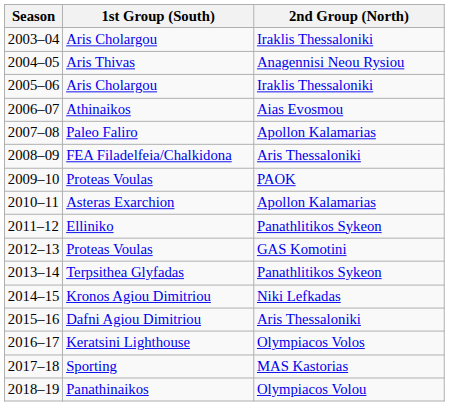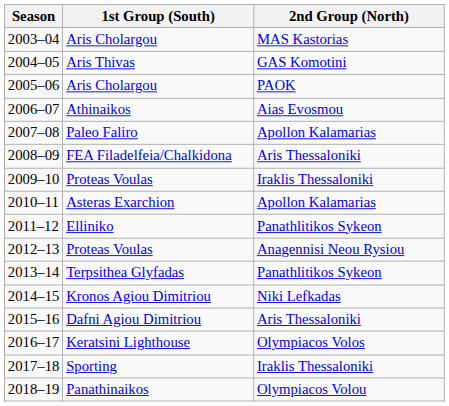(315, 39) Iraklis Thessaloniki -> (303, 39) MAS Kastorias
(331, 62) Anagennisi Neou Rysiou -> (302, 62) GAS Komotini
(315, 86) Iraklis Thessaloniki -> (276, 86) PAOK
(276, 179) PAOK -> (315, 179) Iraklis Thessaloniki
(302, 249) GAS Komotini -> (331, 249) Anagennisi Neou Rysiou
(303, 366) MAS Kastorias -> (315, 366) Iraklis Thessaloniki
